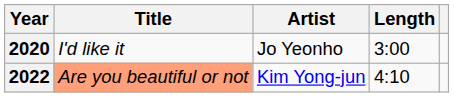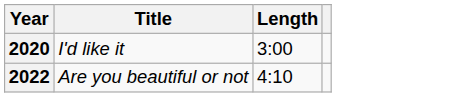- column: (311, 19)
(153, 77) lightsalmon background -> (153, 77) no background
